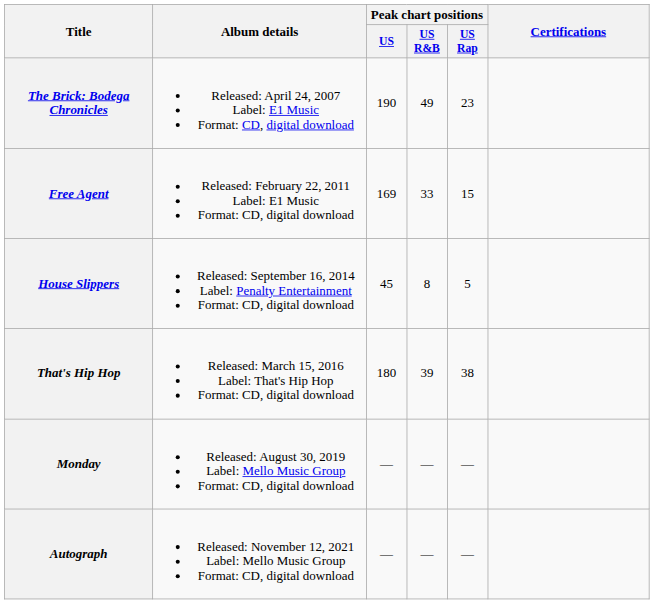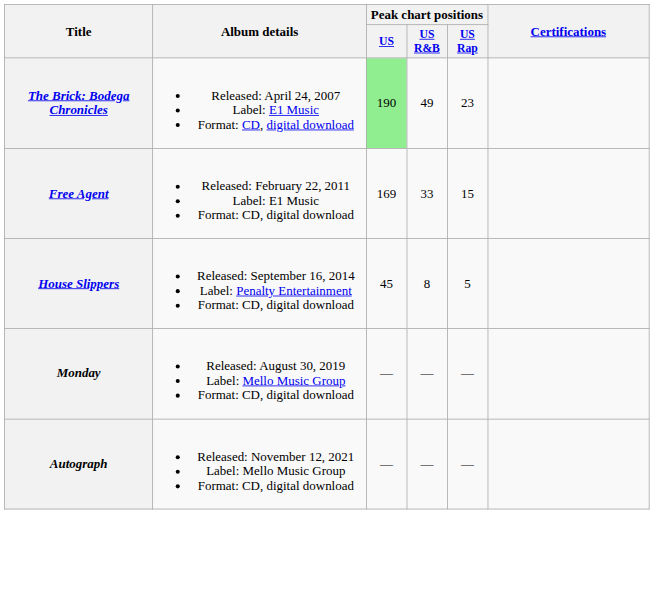(386, 103) no background -> (386, 103) lightgreen background
- row: (79, 373)
